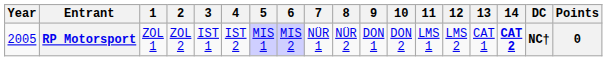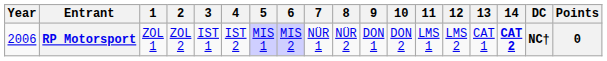(22, 40) 2005 -> (22, 40) 2006
